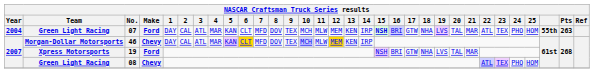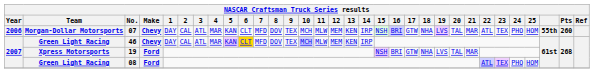(14, 31) 2004 -> (14, 31) 2006
(74, 31) Green Light Racing -> (74, 31) Morgan-Dollar Motorsports
(151, 31) Ford -> (151, 31) Chevy
(382, 31) bold -> (382, 31) normal
(566, 31) 263 -> (566, 31) 260
(74, 41) Morgan-Dollar Motorsports -> (74, 41) Green Light Racing
(336, 41) gold background -> (336, 41) no background
(151, 63) Chevy -> (151, 63) Ford
